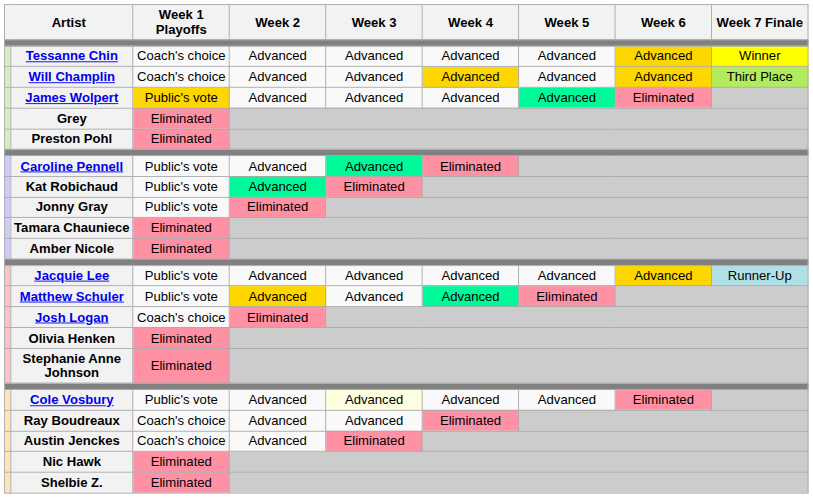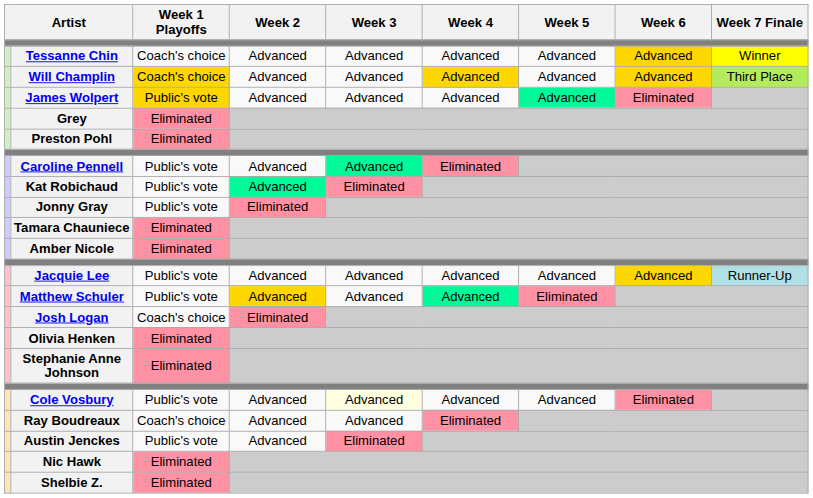(181, 77) no background -> (181, 77) gold background
(181, 442) Coach's choice -> (181, 442) Public's vote
